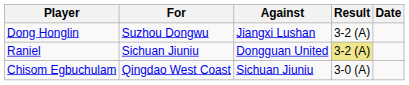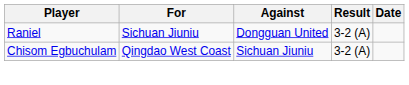- row: (43, 32)
(352, 51) khaki background -> (352, 32) no background
(352, 70) 3-0 (A) -> (352, 51) 3-2 (A)
